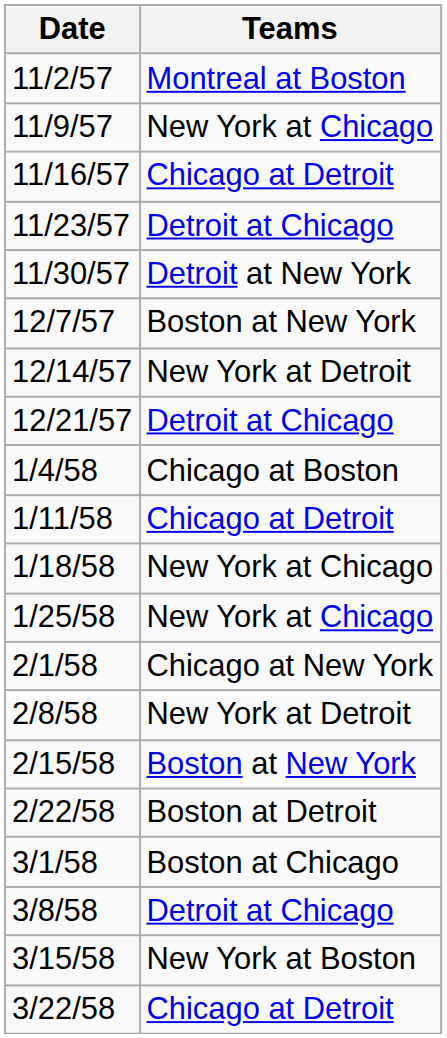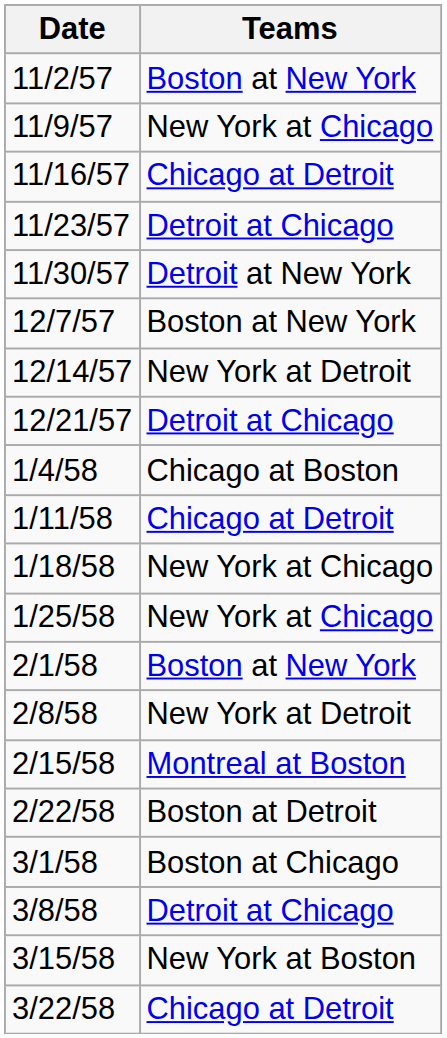(276, 77) Montreal at Boston -> (281, 77) Boston at New York
(290, 665) Chicago at New York -> (281, 665) Boston at New York
(281, 763) Boston at New York -> (276, 763) Montreal at Boston
